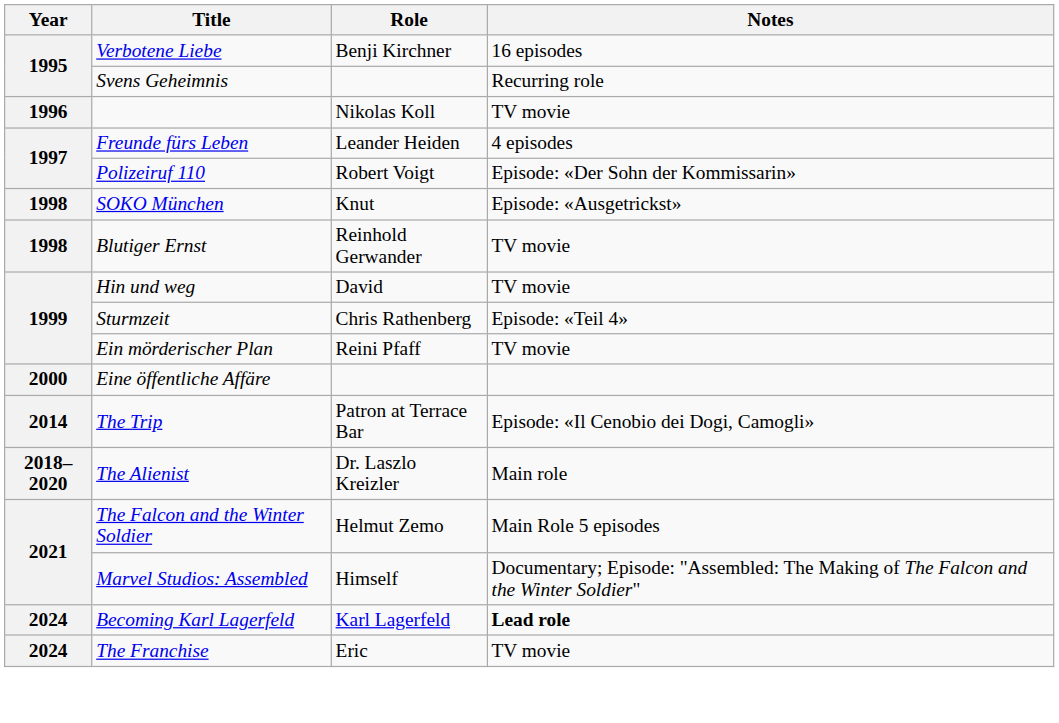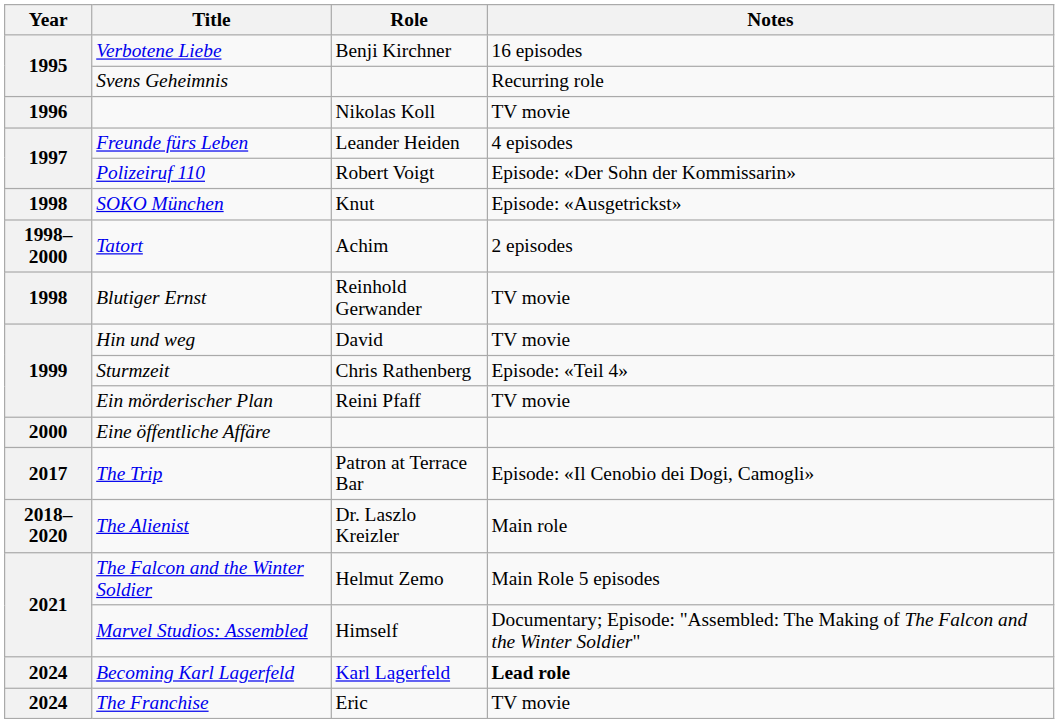+ row: (120, 245)
(48, 420) 2014 -> (48, 473) 2017
